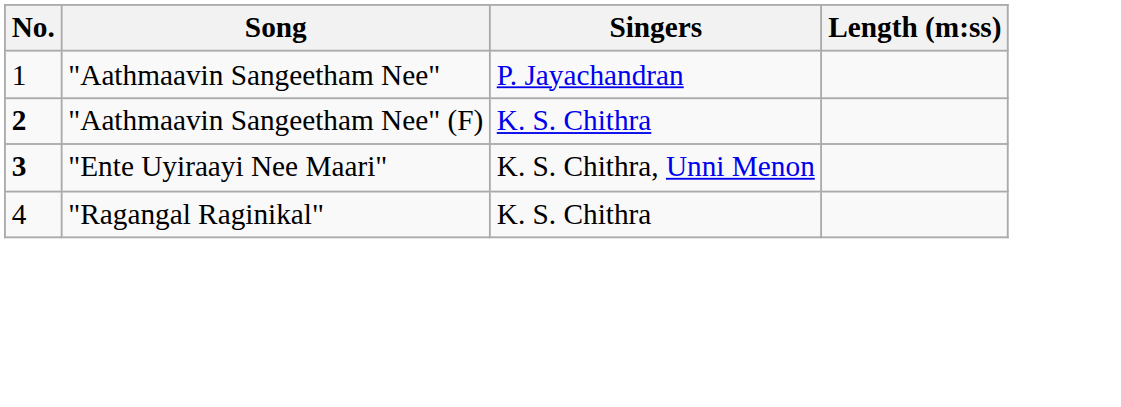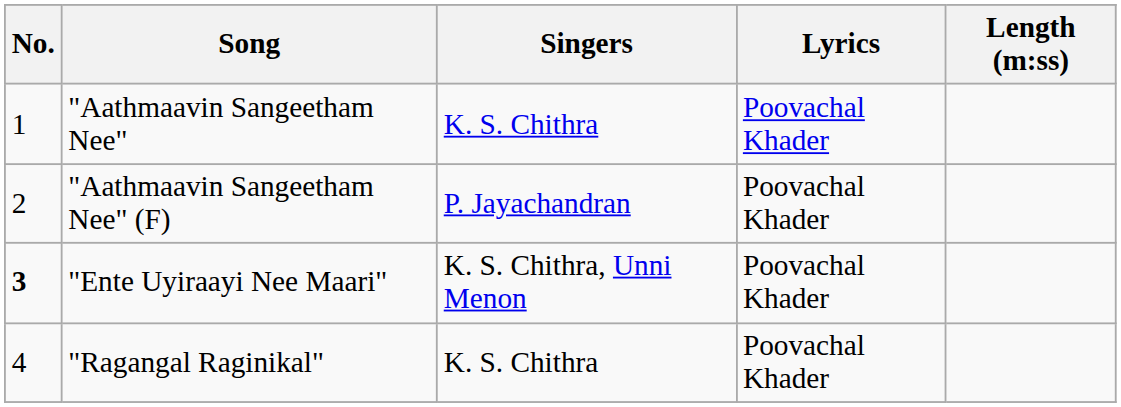+ column: (841, 44)
(590, 74) P. Jayachandran -> (521, 123) K. S. Chithra
(19, 120) bold -> (19, 202) normal
(574, 120) K. S. Chithra -> (537, 202) P. Jayachandran
